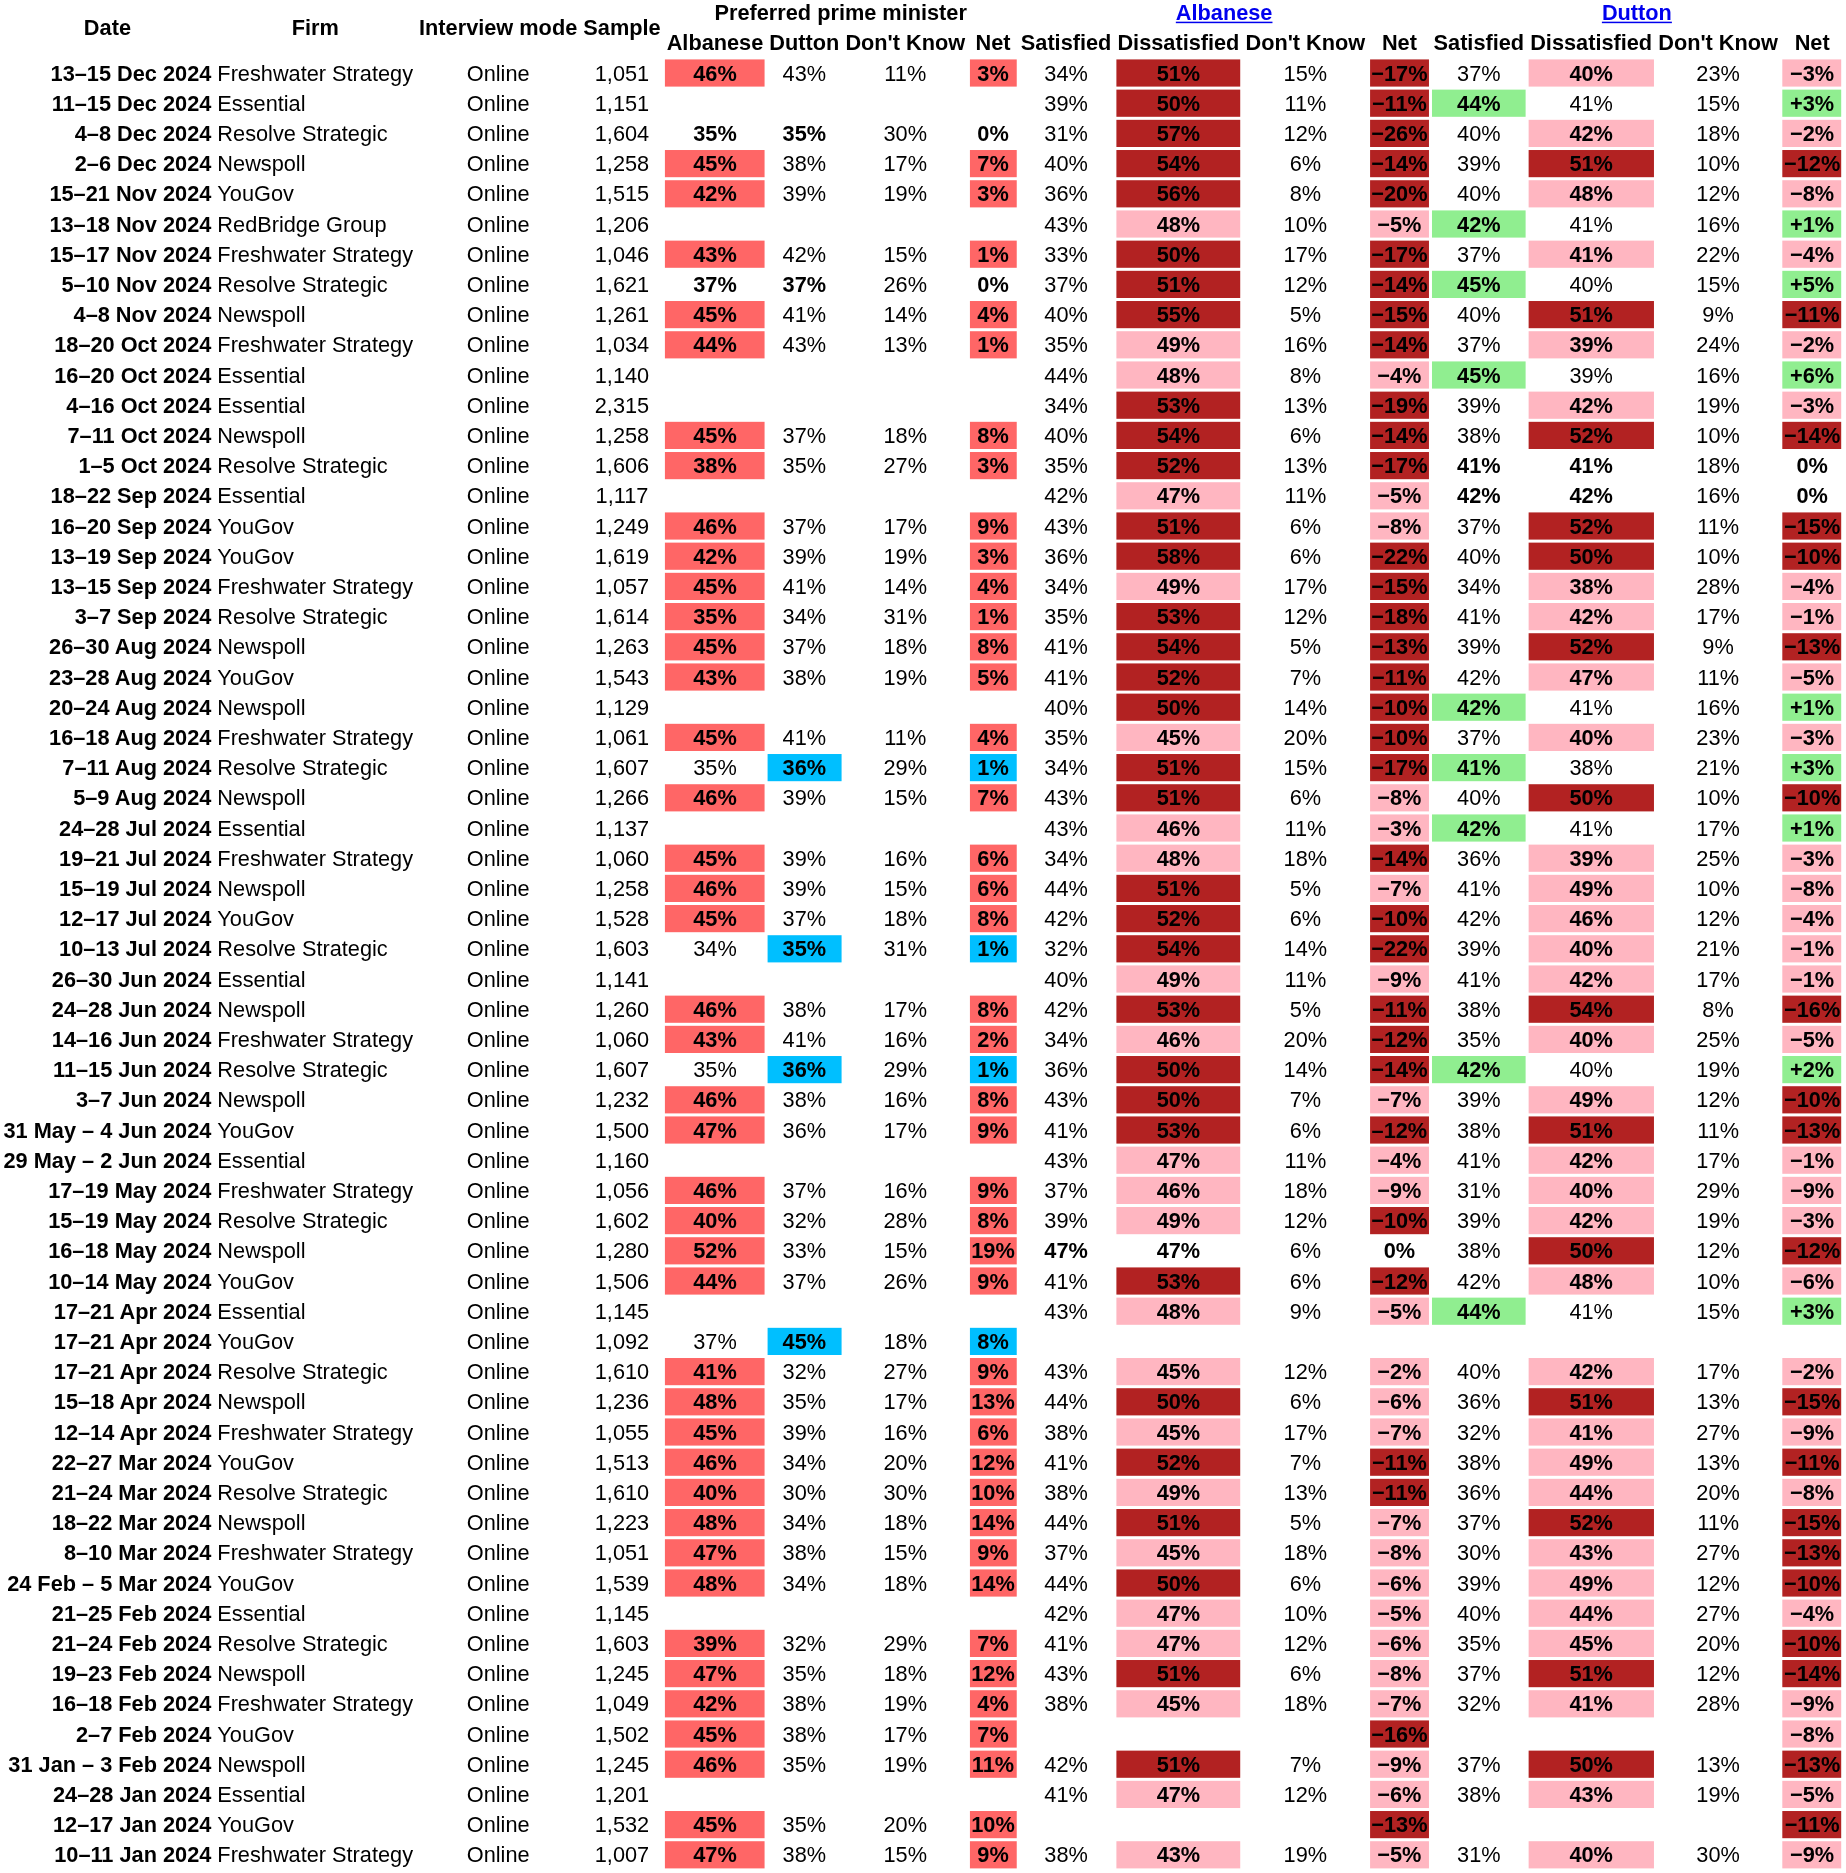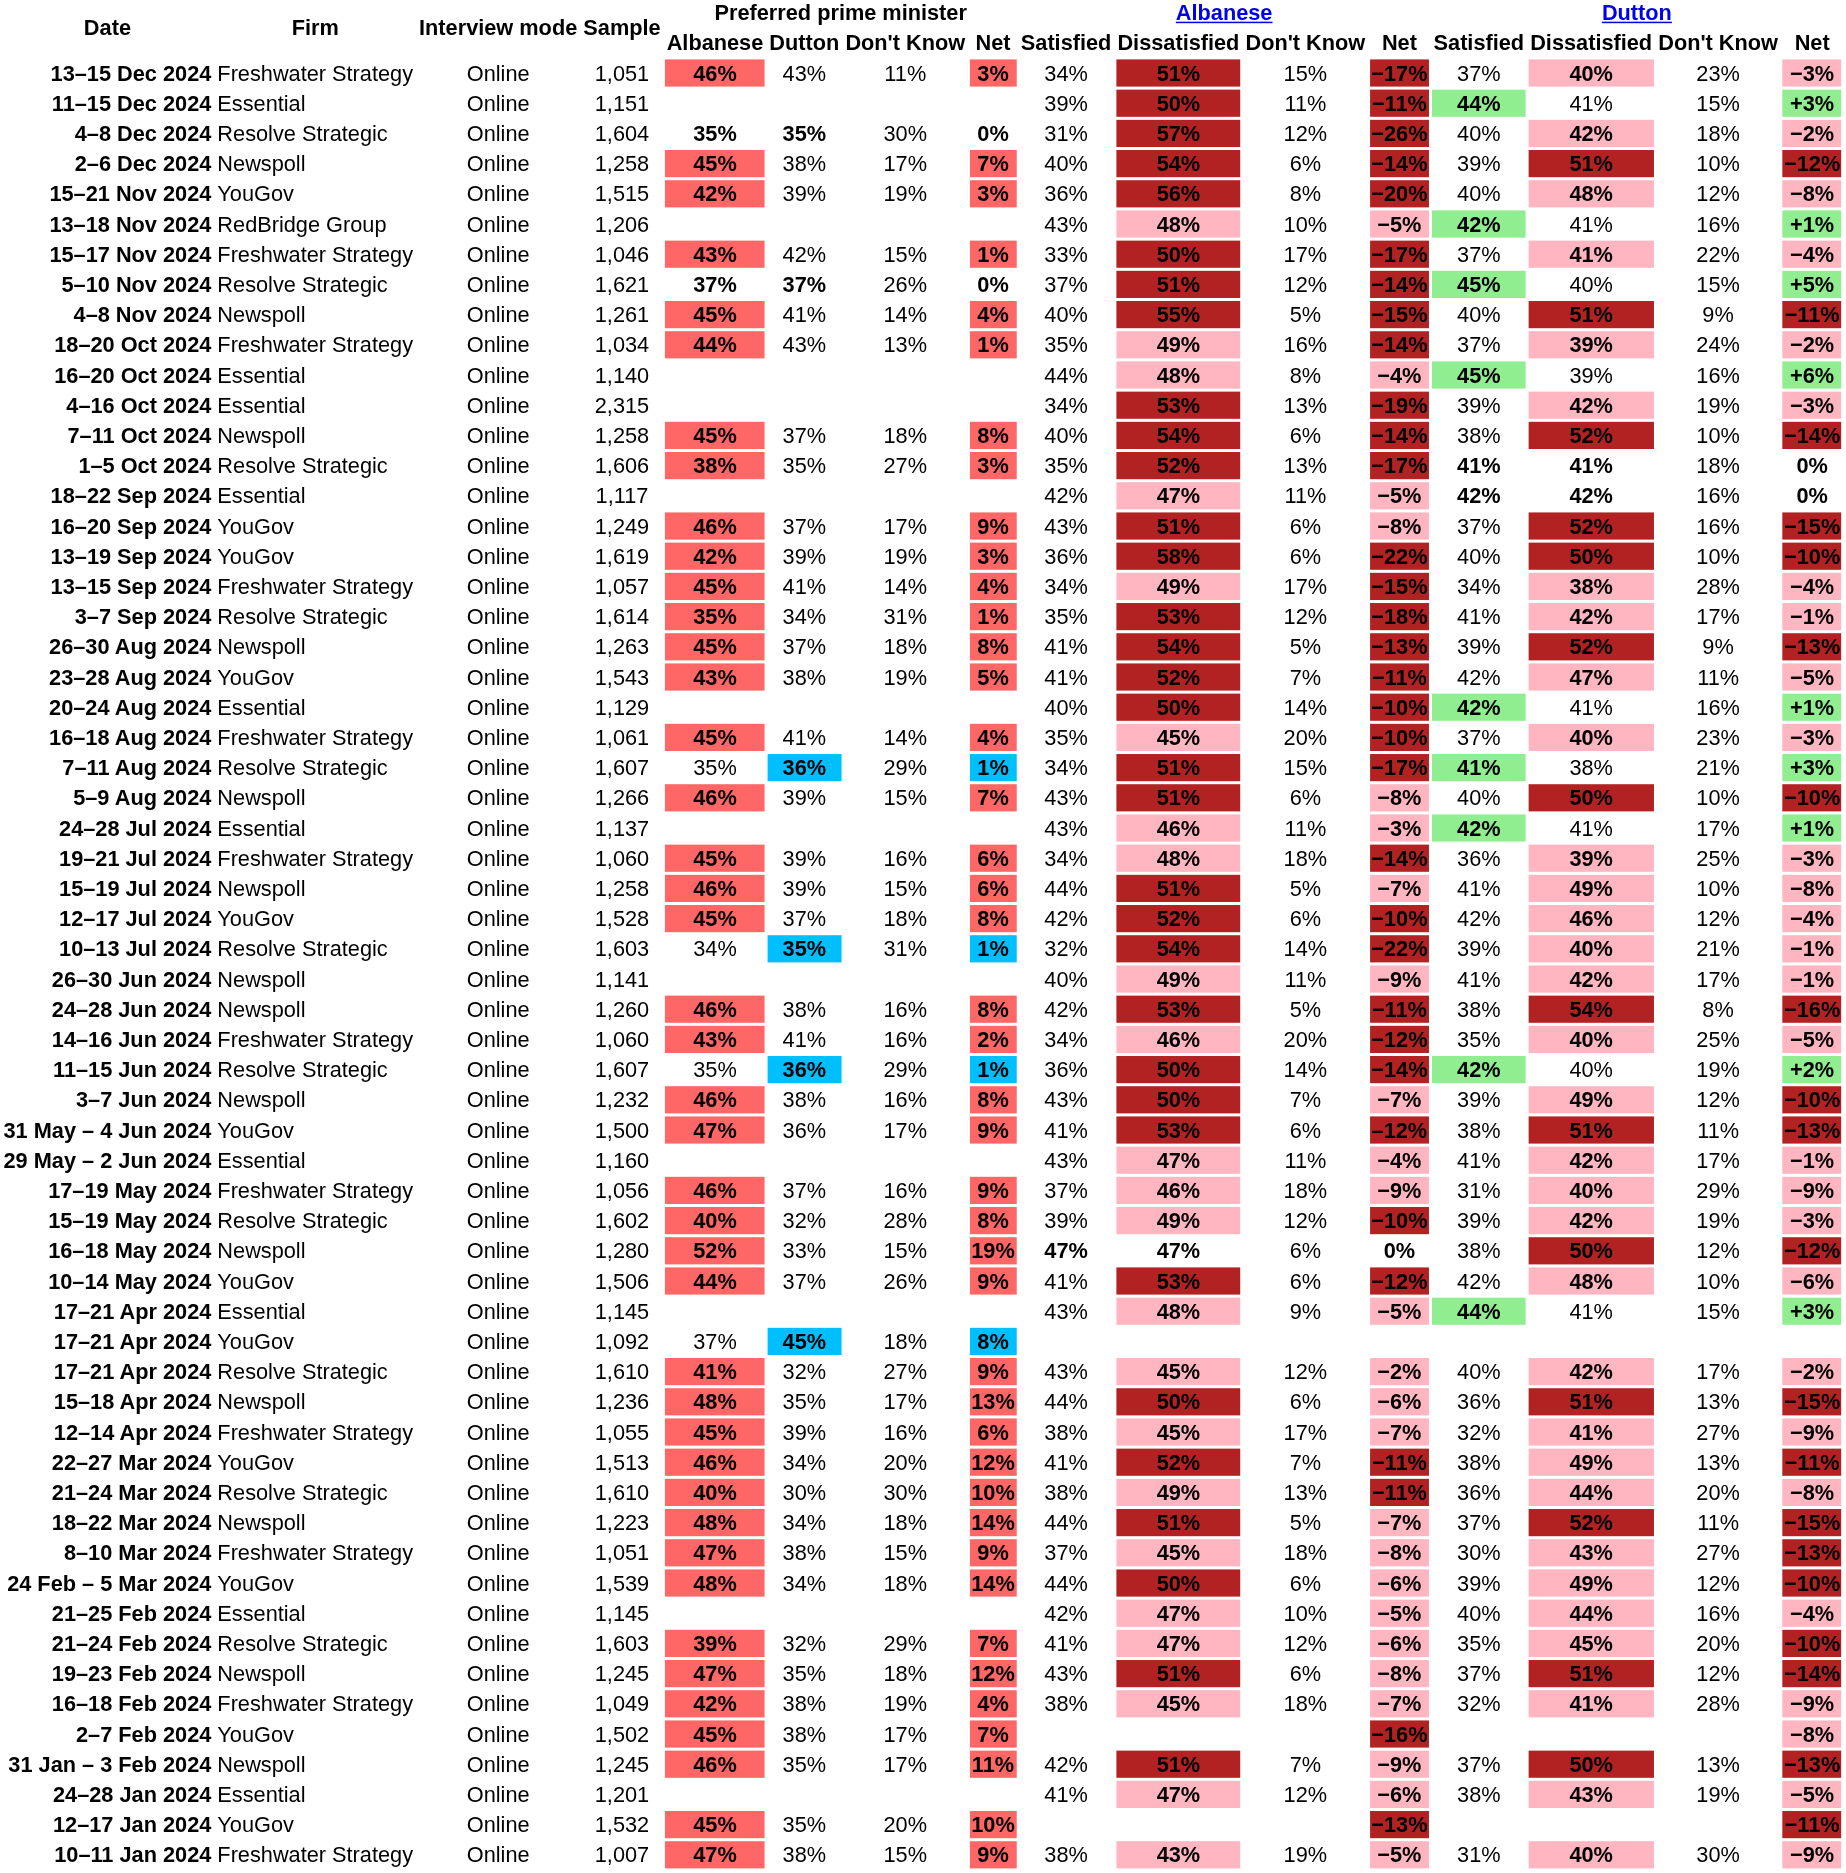(1718, 526) 11% -> (1718, 526) 16%
(261, 707) Newspoll -> (261, 707) Essential
(905, 737) 11% -> (905, 737) 14%
(261, 979) Essential -> (261, 979) Newspoll
(905, 1009) 17% -> (905, 1009) 16%
(1718, 1613) 27% -> (1718, 1613) 16%
(905, 1764) 19% -> (905, 1764) 17%
